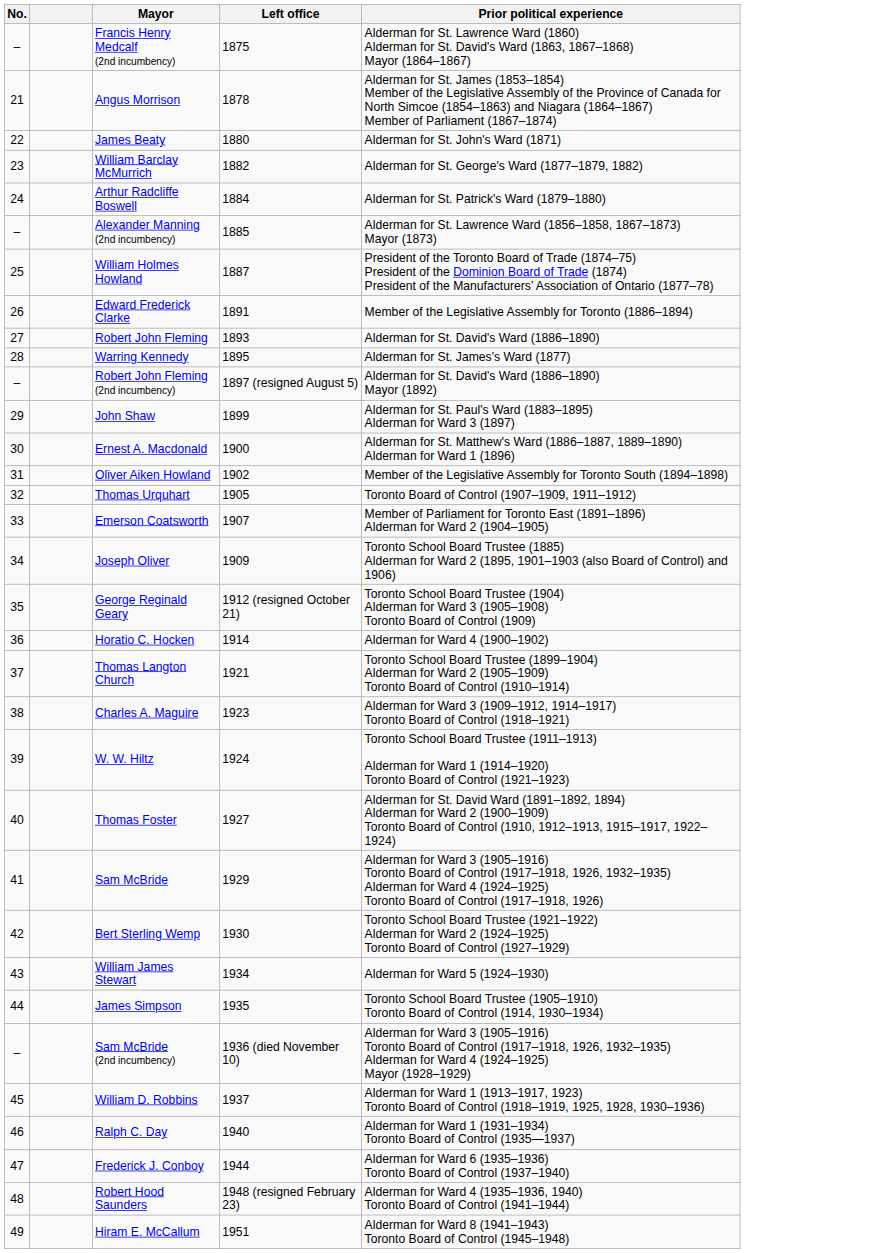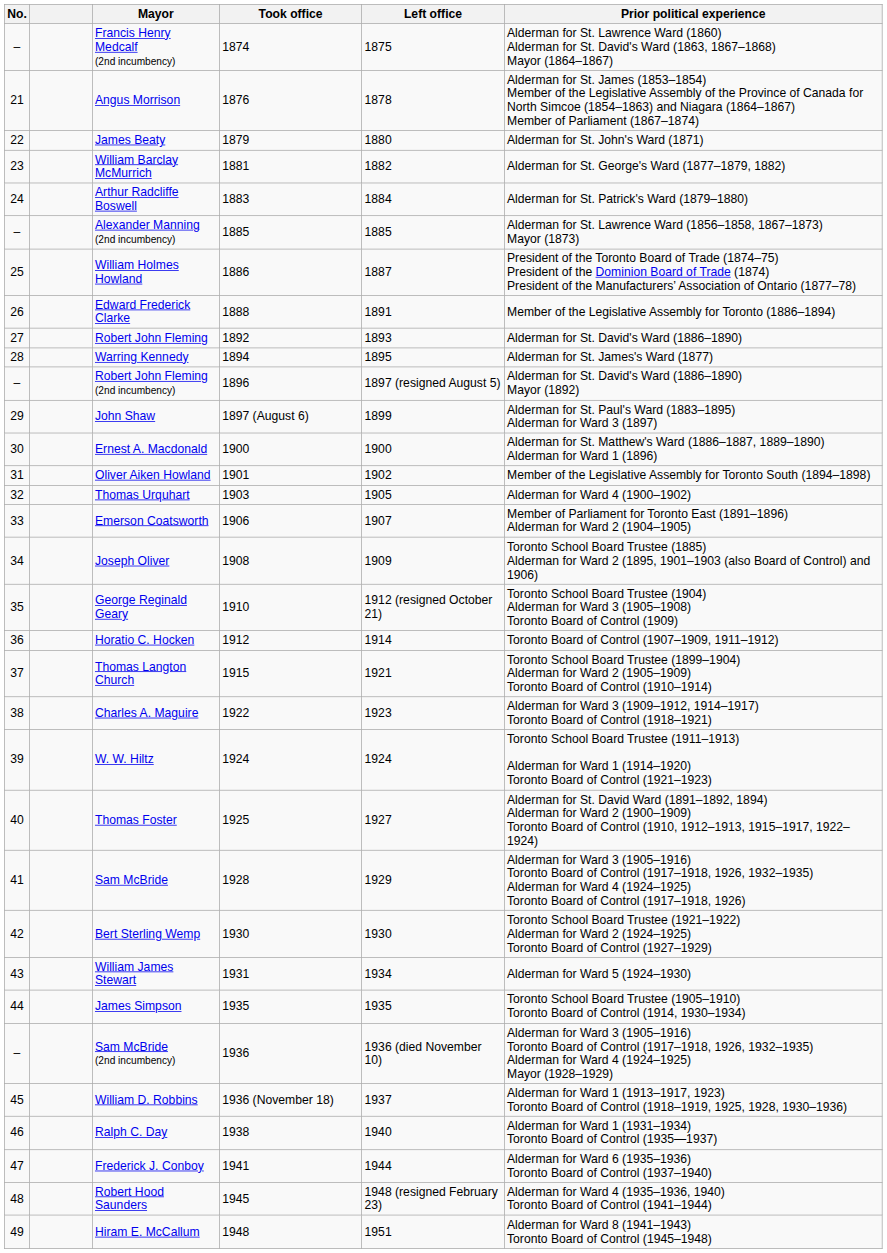+ column: (291, 14)
(500, 494) Toronto Board of Control (1907–1909, 1911–1912) -> (599, 494) Alderman for Ward 4 (1900–1902)
(457, 640) Alderman for Ward 4 (1900–1902) -> (643, 640) Toronto Board of Control (1907–1909, 1911–1912)
